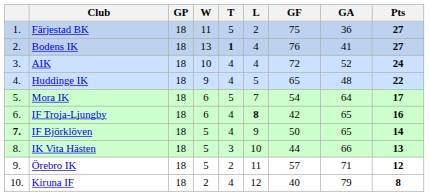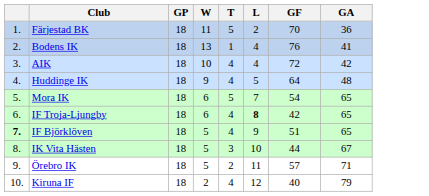- column: (398, 13)
(294, 30) 75 -> (294, 30) 70
(231, 47) bold -> (231, 47) normal
(346, 64) 52 -> (346, 64) 42
(294, 81) 65 -> (294, 81) 64
(346, 98) 64 -> (346, 98) 65
(294, 132) 50 -> (294, 132) 51
(346, 149) 66 -> (346, 149) 67
